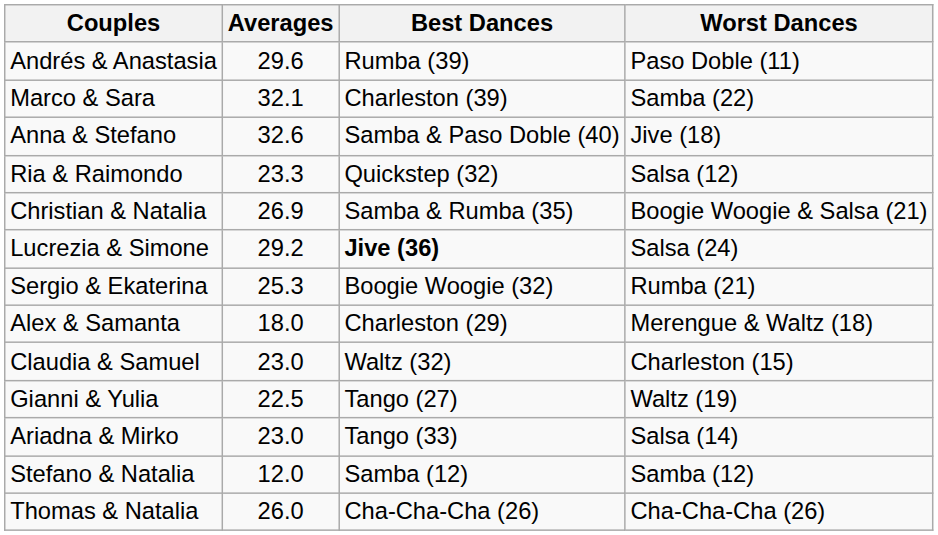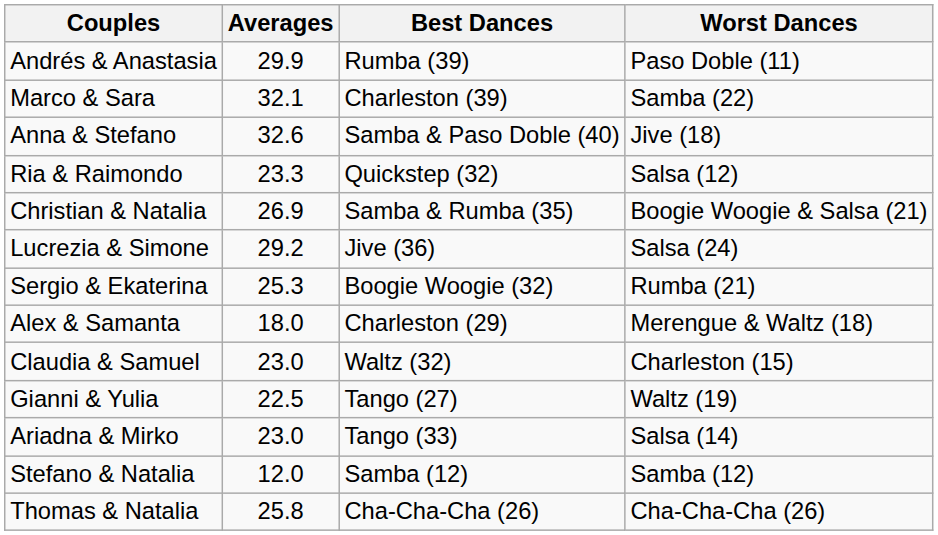(281, 60) 29.6 -> (281, 60) 29.9
(392, 248) bold -> (390, 248) normal
(281, 511) 26.0 -> (281, 511) 25.8
